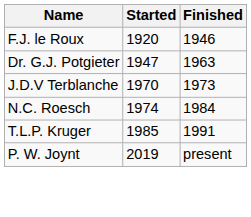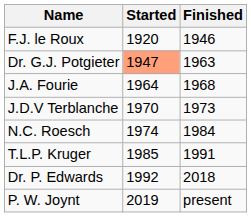(142, 62) no background -> (142, 62) lightsalmon background
+ row: (43, 85)
+ row: (55, 177)
